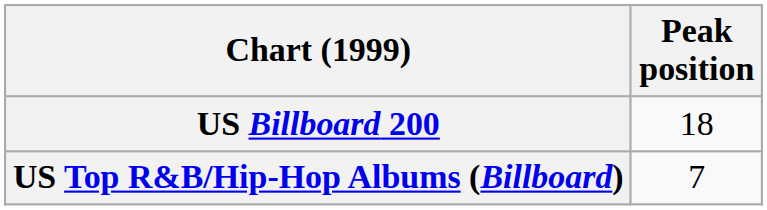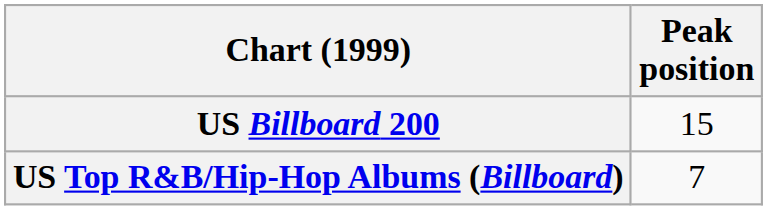(697, 123) 18 -> (697, 123) 15
